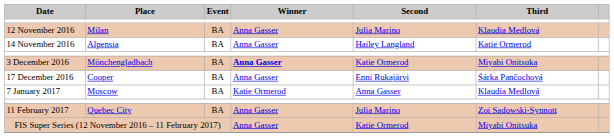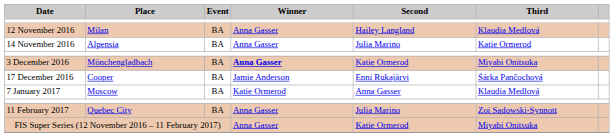(378, 30) Julia Marino -> (385, 30) Hailey Langland
(385, 44) Hailey Langland -> (378, 44) Julia Marino
(255, 77) Anna Gasser -> (261, 77) Jamie Anderson
